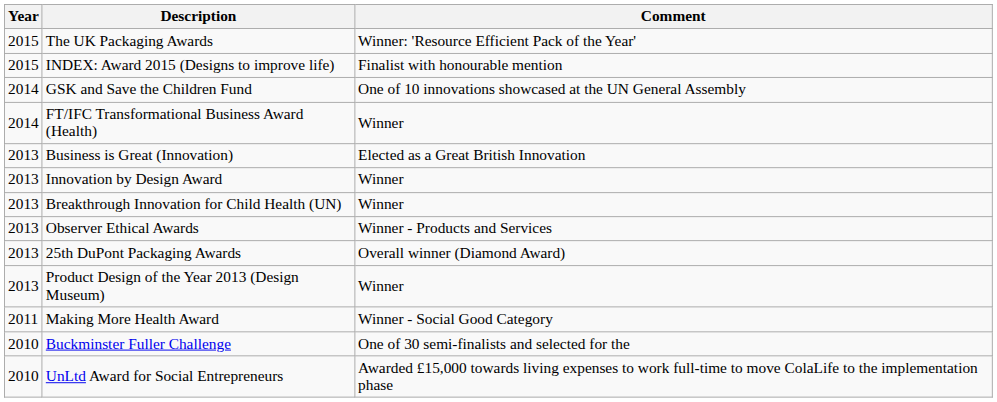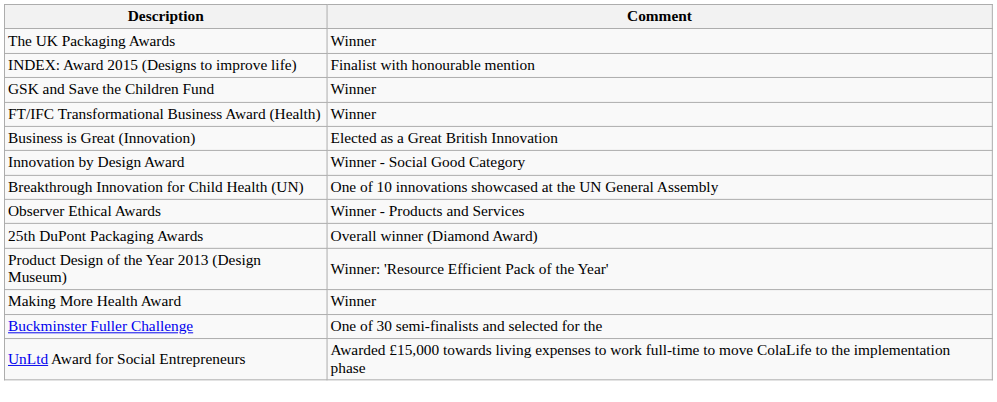- column: (23, 16)
(497, 41) Winner: 'Resource Efficient Pack of the Year' -> (353, 41) Winner
(552, 89) One of 10 innovations showcased at the UN General Assembly -> (353, 89) Winner
(381, 180) Winner -> (428, 162) Winner - Social Good Category
(381, 204) Winner -> (524, 187) One of 10 innovations showcased at the UN General Assembly
(381, 286) Winner -> (470, 268) Winner: 'Resource Efficient Pack of the Year'
(455, 319) Winner - Social Good Category -> (353, 301) Winner
